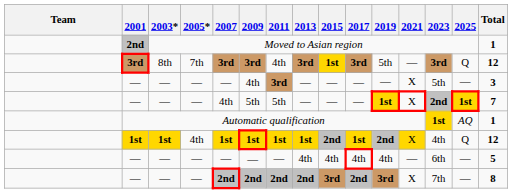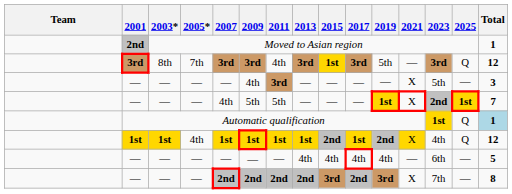(465, 121) AQ -> (465, 121) Q
(493, 120) no background -> (493, 120) lightblue background
